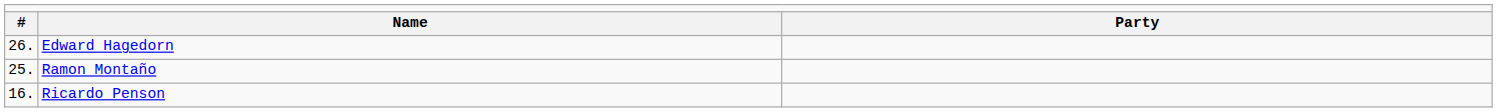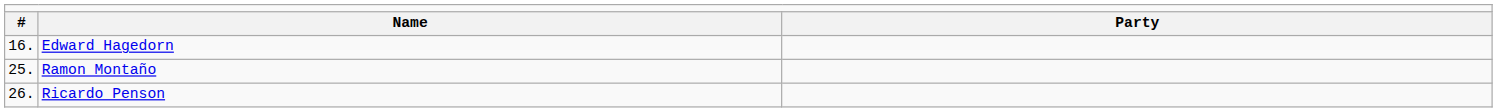(21, 48) 26. -> (21, 48) 16.
(21, 95) 16. -> (21, 95) 26.
